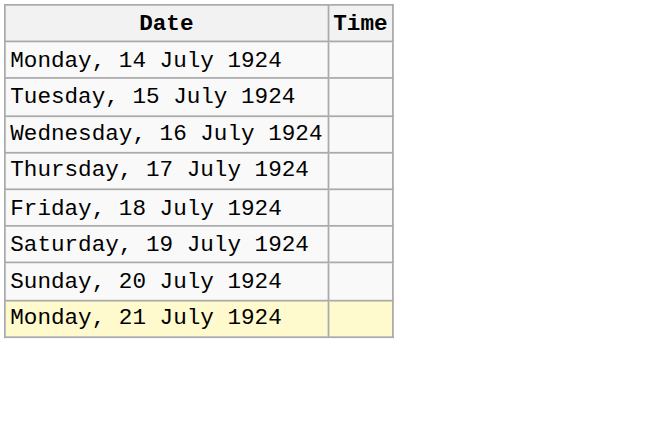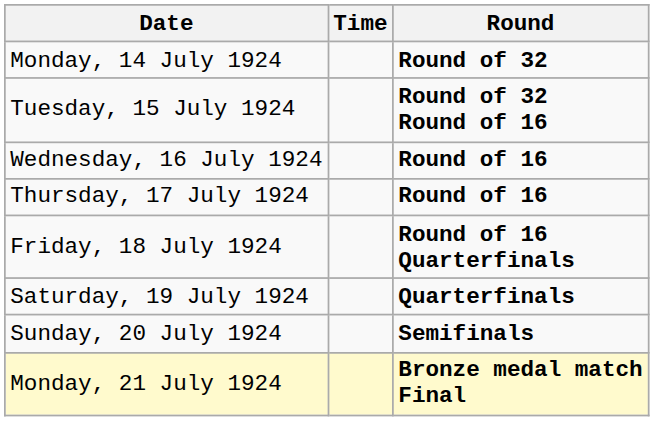+ column: (520, 23)
